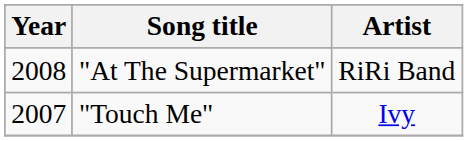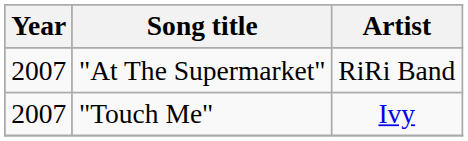(39, 69) 2008 -> (39, 69) 2007
